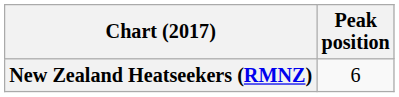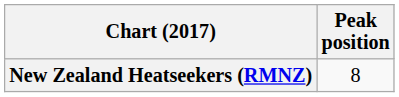(356, 75) 6 -> (356, 75) 8
